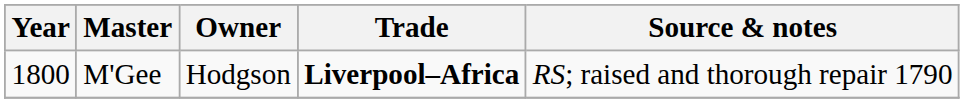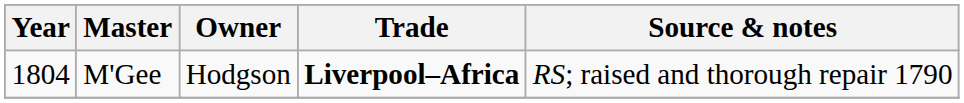(41, 73) 1800 -> (41, 73) 1804
